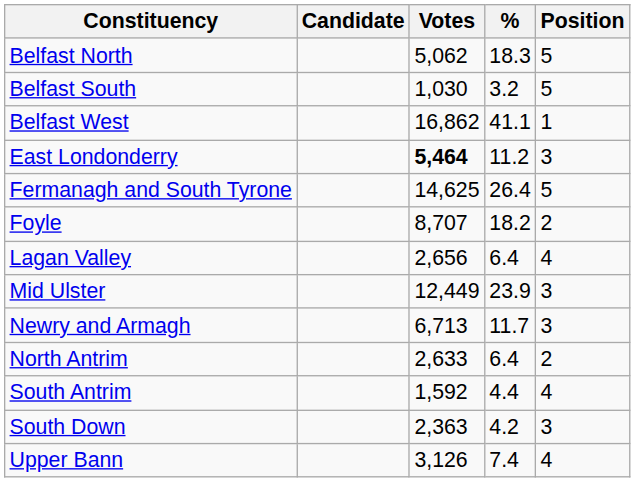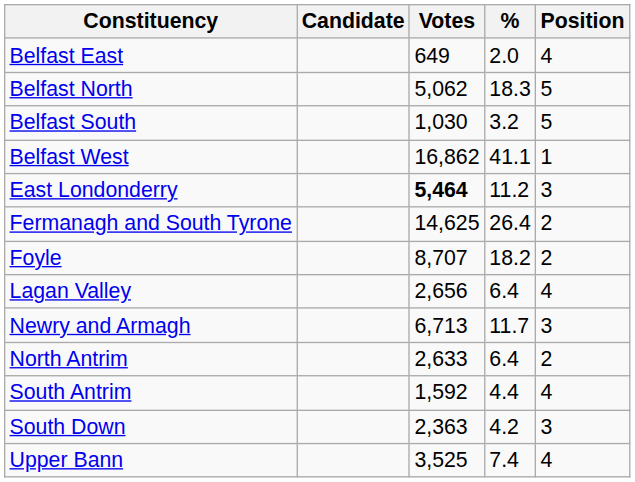+ row: (66, 55)
(546, 190) 5 -> (546, 223) 2
- row: (57, 291)
(441, 460) 3,126 -> (441, 460) 3,525
